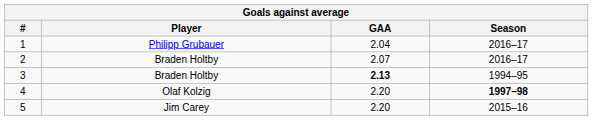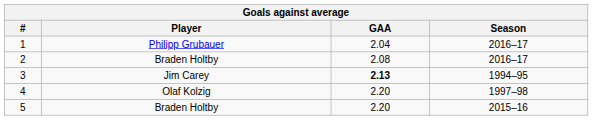(380, 60) 2.07 -> (380, 60) 2.08
(186, 76) Braden Holtby -> (186, 76) Jim Carey
(508, 92) bold -> (508, 92) normal
(186, 108) Jim Carey -> (186, 108) Braden Holtby
